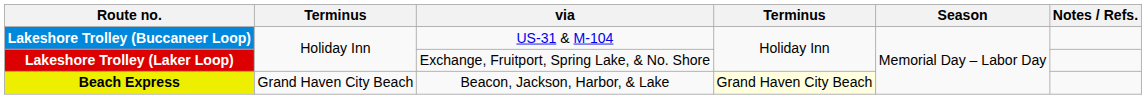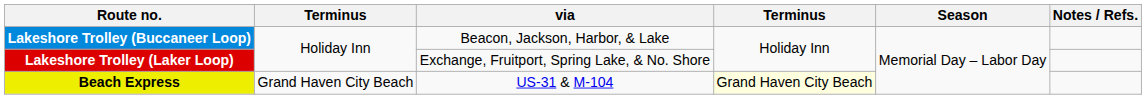(565, 37) US-31 & M-104 -> (565, 37) Beacon, Jackson, Harbor, & Lake
(565, 82) Beacon, Jackson, Harbor, & Lake -> (565, 82) US-31 & M-104
